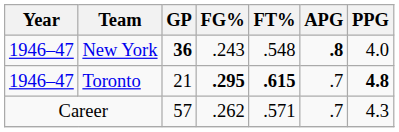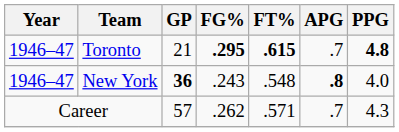rows swapped: (120, 50) <-> (112, 81)
